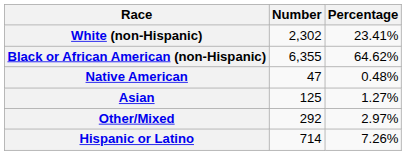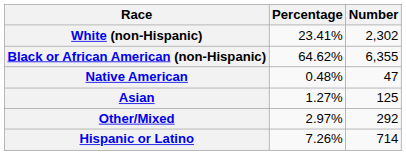columns swapped: (297, 14) <-> (363, 14)
